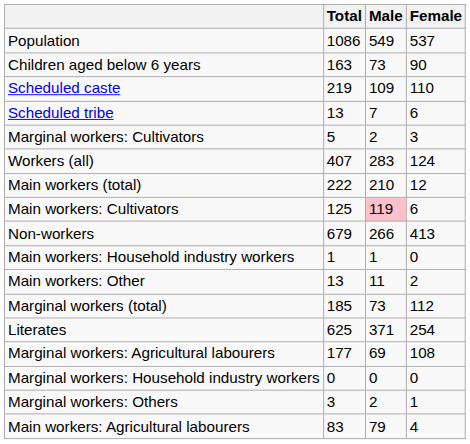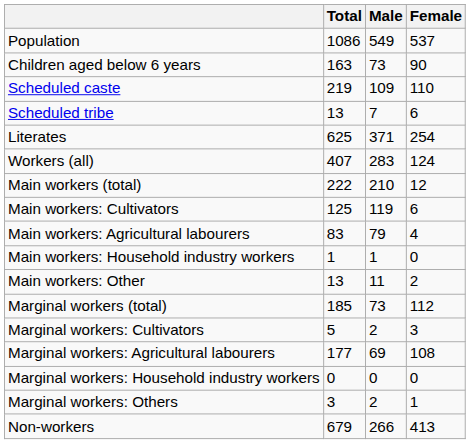rows swapped: (37, 329) <-> (106, 137)
(381, 209) pink background -> (381, 209) no background
rows swapped: (129, 426) <-> (51, 233)
